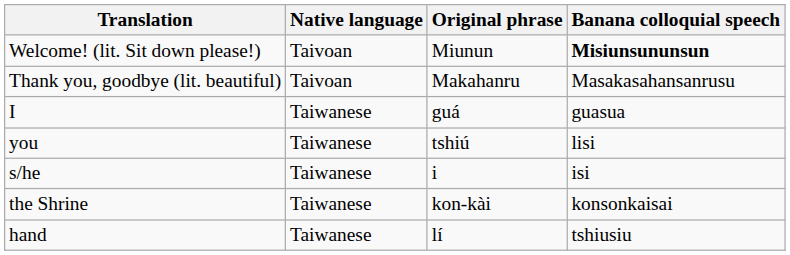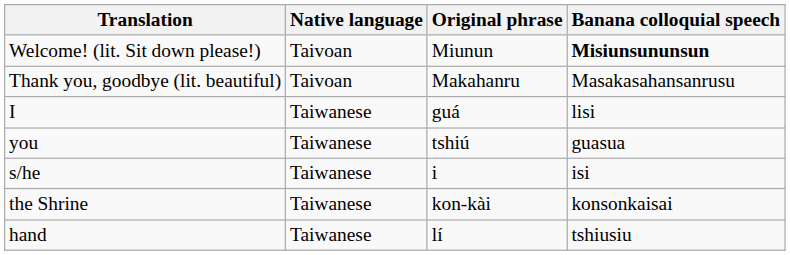(598, 111) guasua -> (583, 111) lisi
(583, 142) lisi -> (598, 142) guasua
